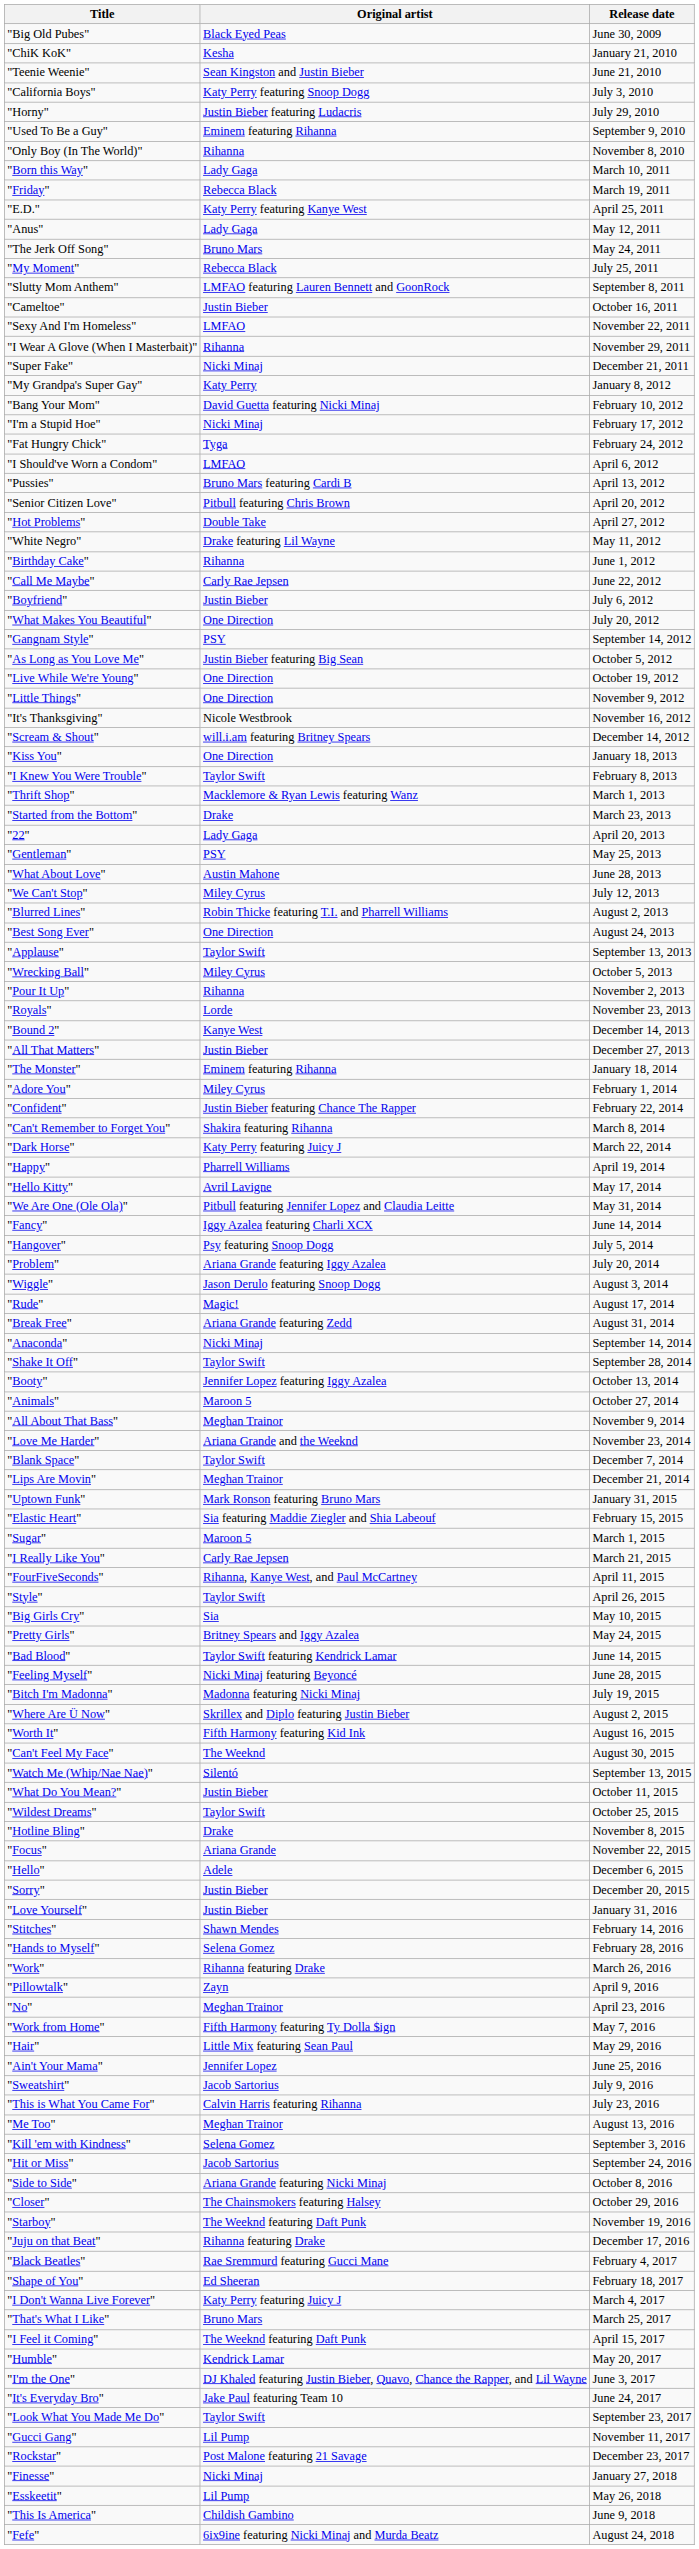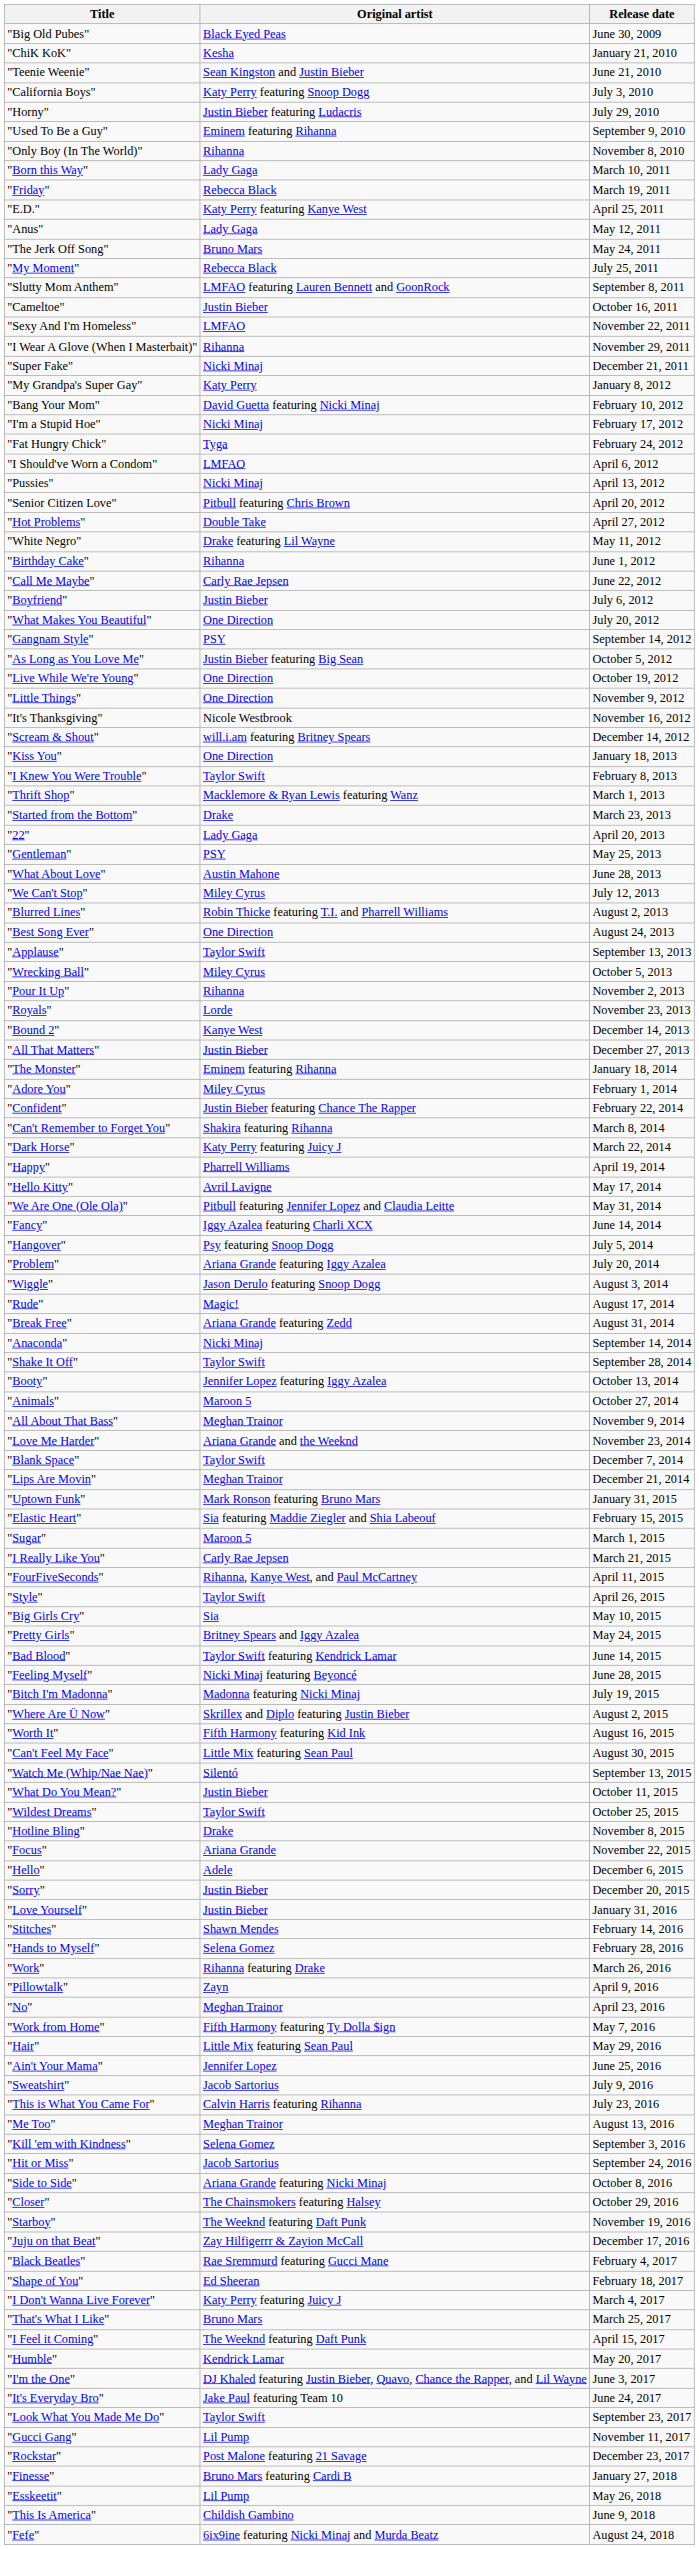(277, 483) Bruno Mars featuring Cardi B -> (233, 483) Nicki Minaj
(234, 1753) The Weeknd -> (278, 1753) Little Mix featuring Sean Paul
(264, 2241) Rihanna featuring Drake -> (283, 2241) Zay Hilfigerrr & Zayion McCall
(233, 2476) Nicki Minaj -> (277, 2476) Bruno Mars featuring Cardi B
